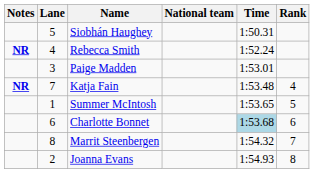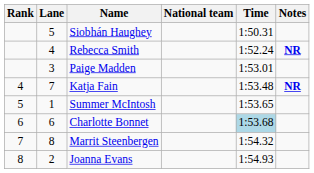columns swapped: (293, 13) <-> (21, 13)
